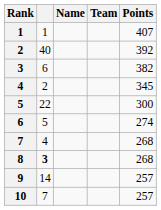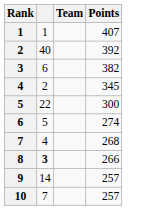- column: (70, 13)
(145, 159) 268 -> (111, 159) 266
